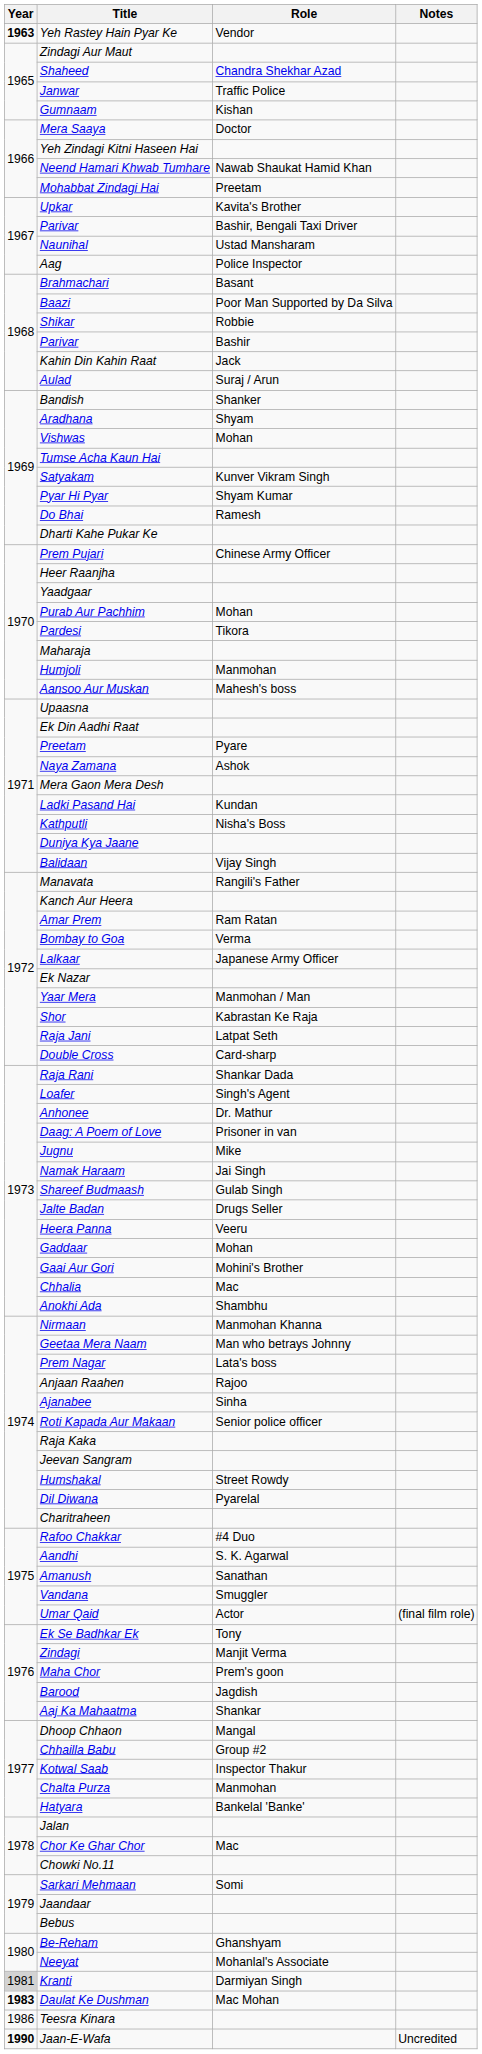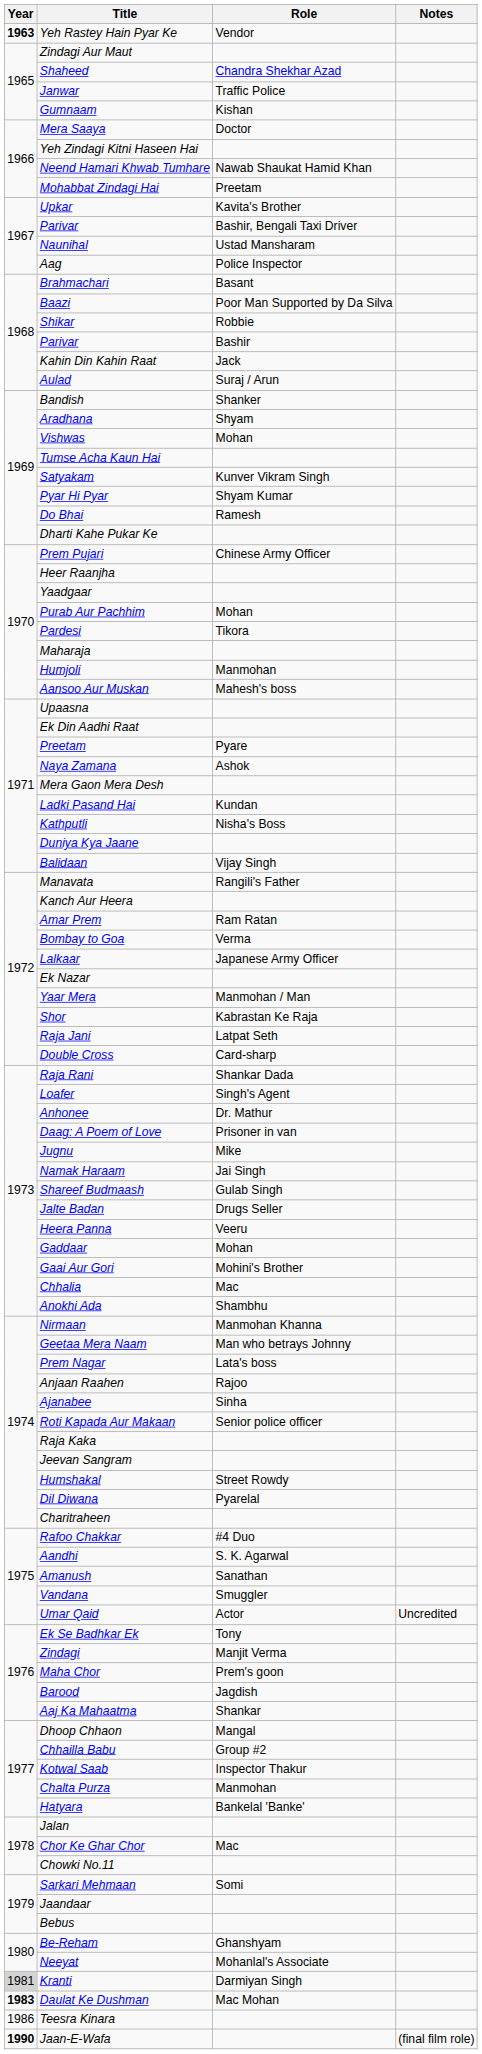(436, 1614) (final film role) -> (428, 1614) Uncredited
(428, 2039) Uncredited -> (436, 2039) (final film role)
